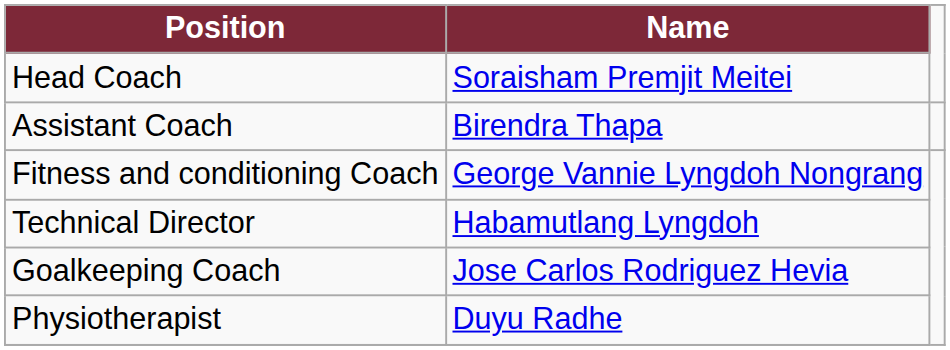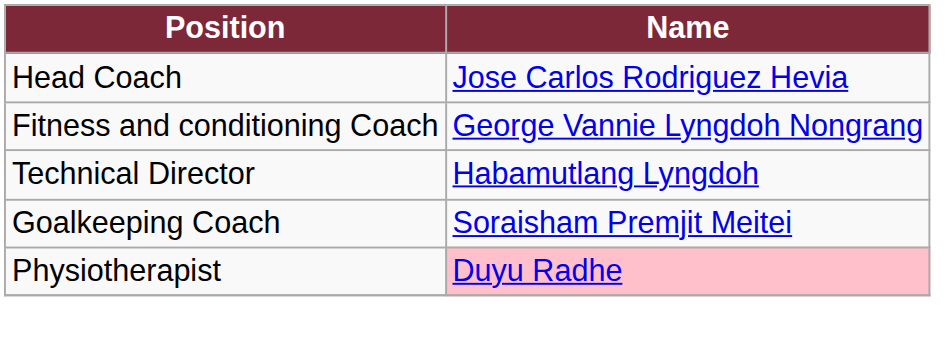(622, 77) Soraisham Premjit Meitei -> (650, 77) Jose Carlos Rodriguez Hevia
- row: (122, 125)
(650, 271) Jose Carlos Rodriguez Hevia -> (622, 222) Soraisham Premjit Meitei
(537, 319) no background -> (537, 271) pink background
